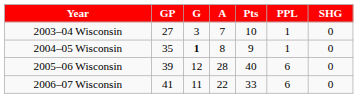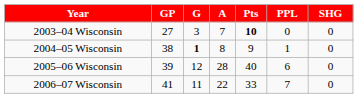(251, 31) normal -> (251, 31) bold
(287, 31) 1 -> (287, 31) 0
(168, 48) 35 -> (168, 48) 38
(287, 84) 6 -> (287, 84) 7
